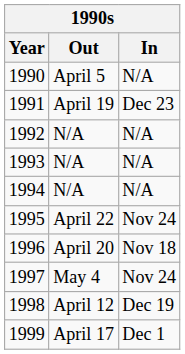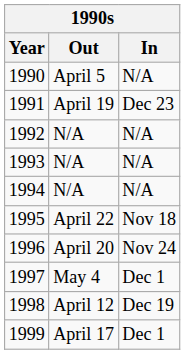(149, 219) Nov 24 -> (149, 219) Nov 18
(149, 248) Nov 18 -> (149, 248) Nov 24
(149, 276) Nov 24 -> (144, 276) Dec 1
